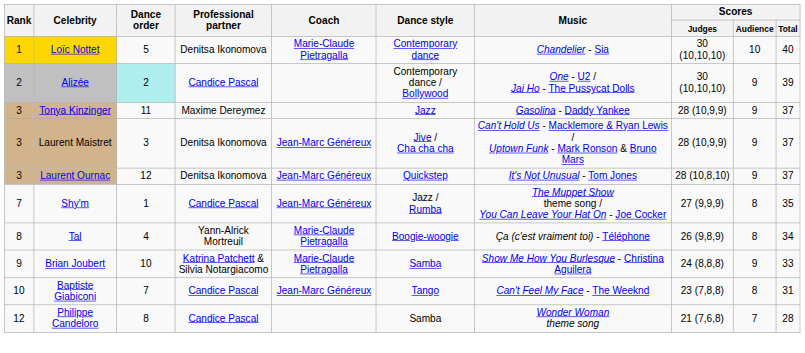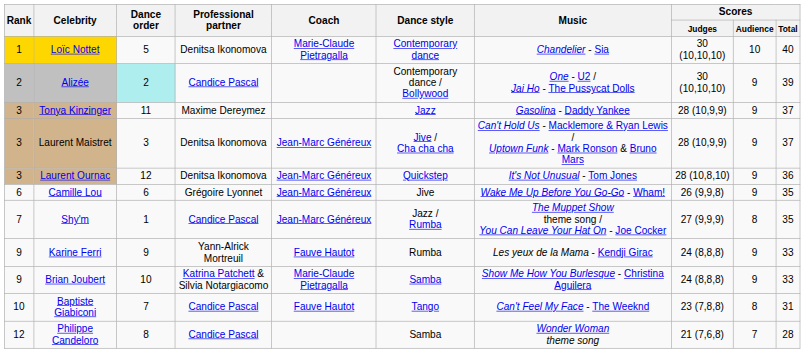(788, 176) 37 -> (788, 176) 36
+ row: (75, 192)
- row: (75, 236)
+ row: (75, 252)
(324, 291) Jean-Marc Généreux -> (324, 307) Fauve Hautot
